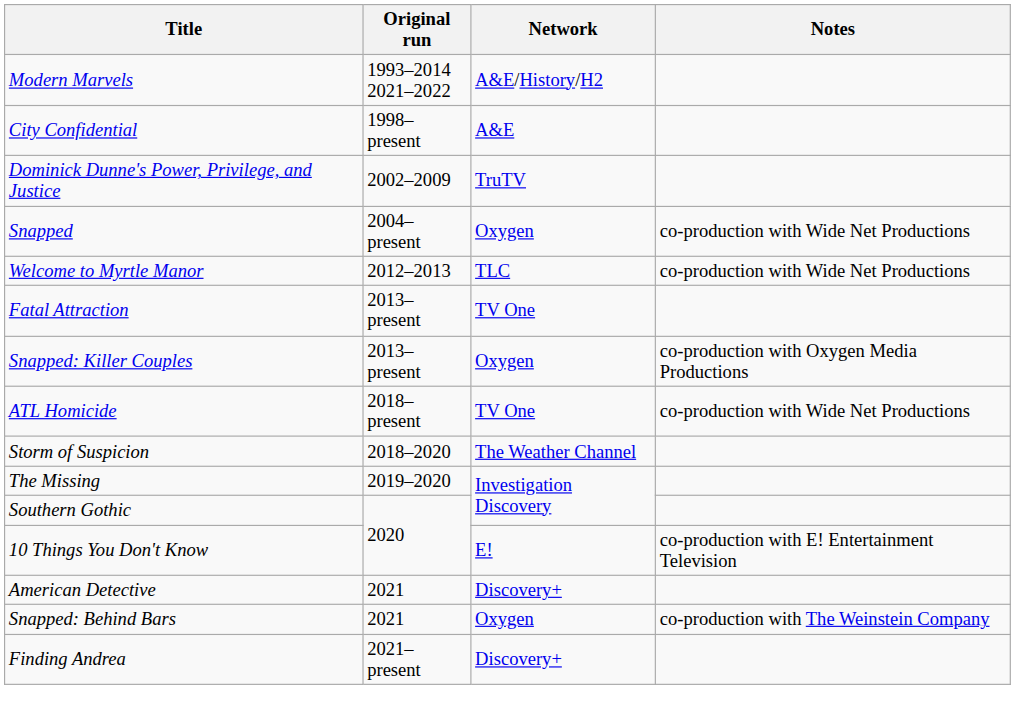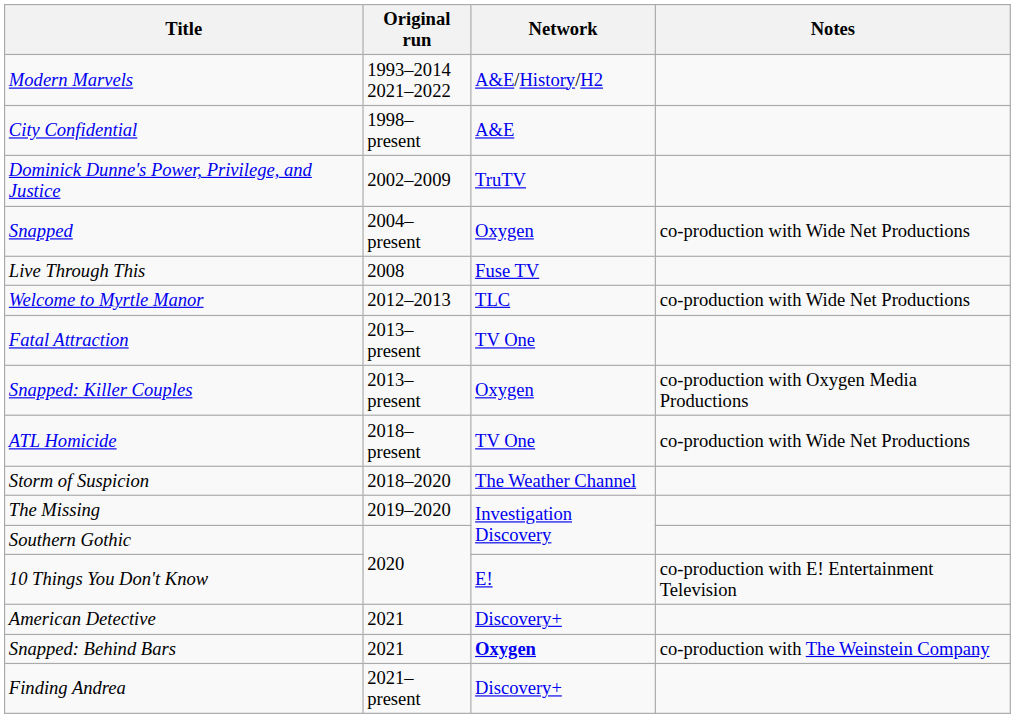+ row: (77, 270)
(504, 619) normal -> (506, 648) bold
